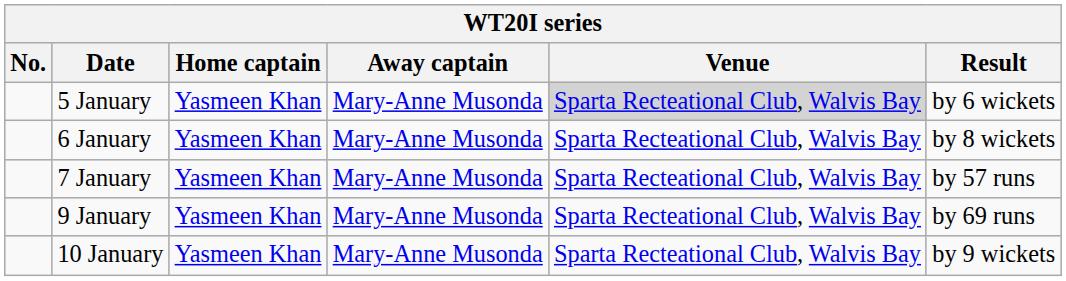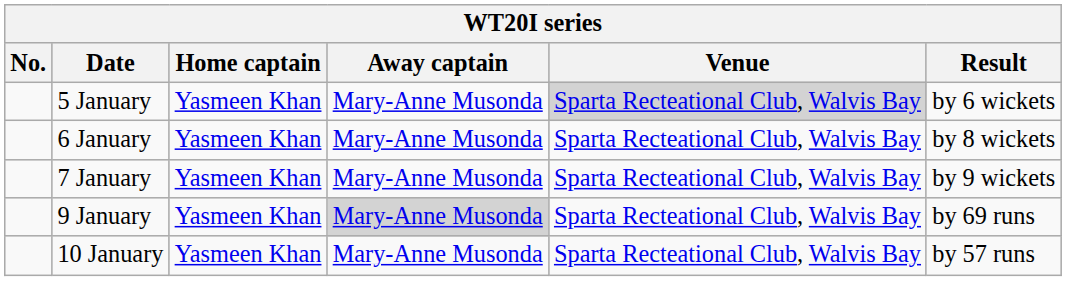(984, 178) by 57 runs -> (994, 178) by 9 wickets
(438, 216) no background -> (438, 216) lightgrey background
(994, 255) by 9 wickets -> (984, 255) by 57 runs
